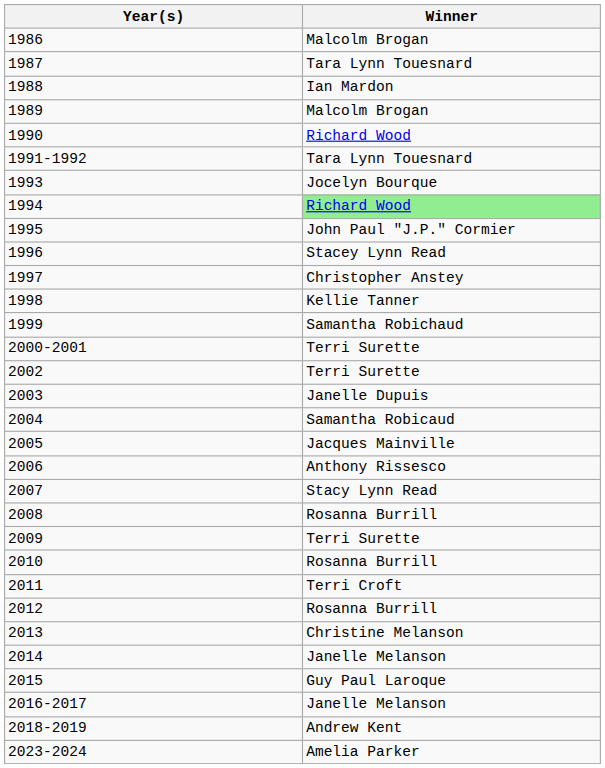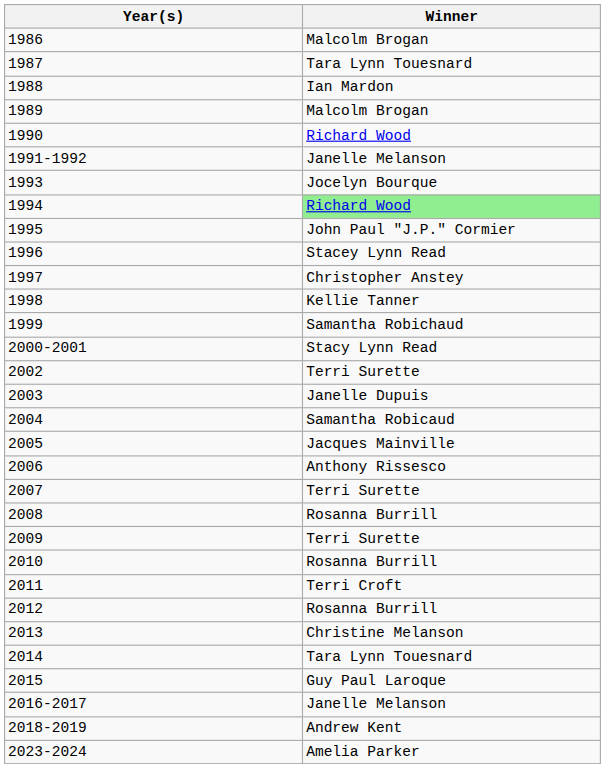(389, 159) Tara Lynn Touesnard -> (376, 159) Janelle Melanson
(363, 349) Terri Surette -> (372, 349) Stacy Lynn Read
(372, 491) Stacy Lynn Read -> (363, 491) Terri Surette
(376, 657) Janelle Melanson -> (389, 657) Tara Lynn Touesnard
